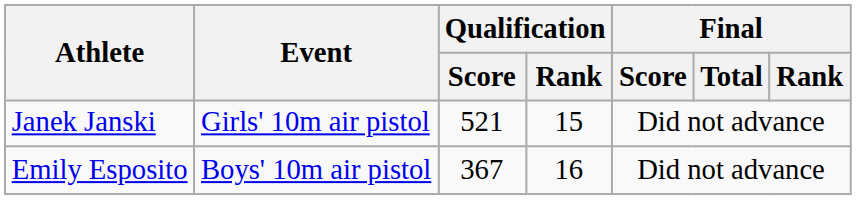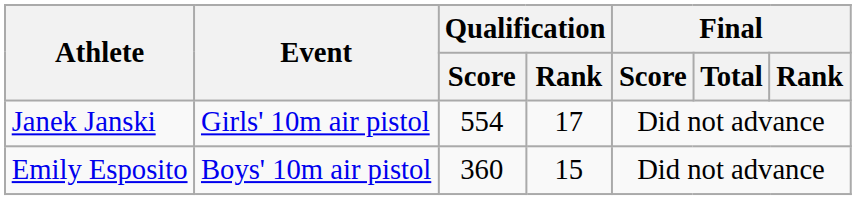(482, 123) 521 -> (482, 123) 554
(569, 123) 15 -> (569, 123) 17
(482, 170) 367 -> (482, 170) 360
(569, 170) 16 -> (569, 170) 15
